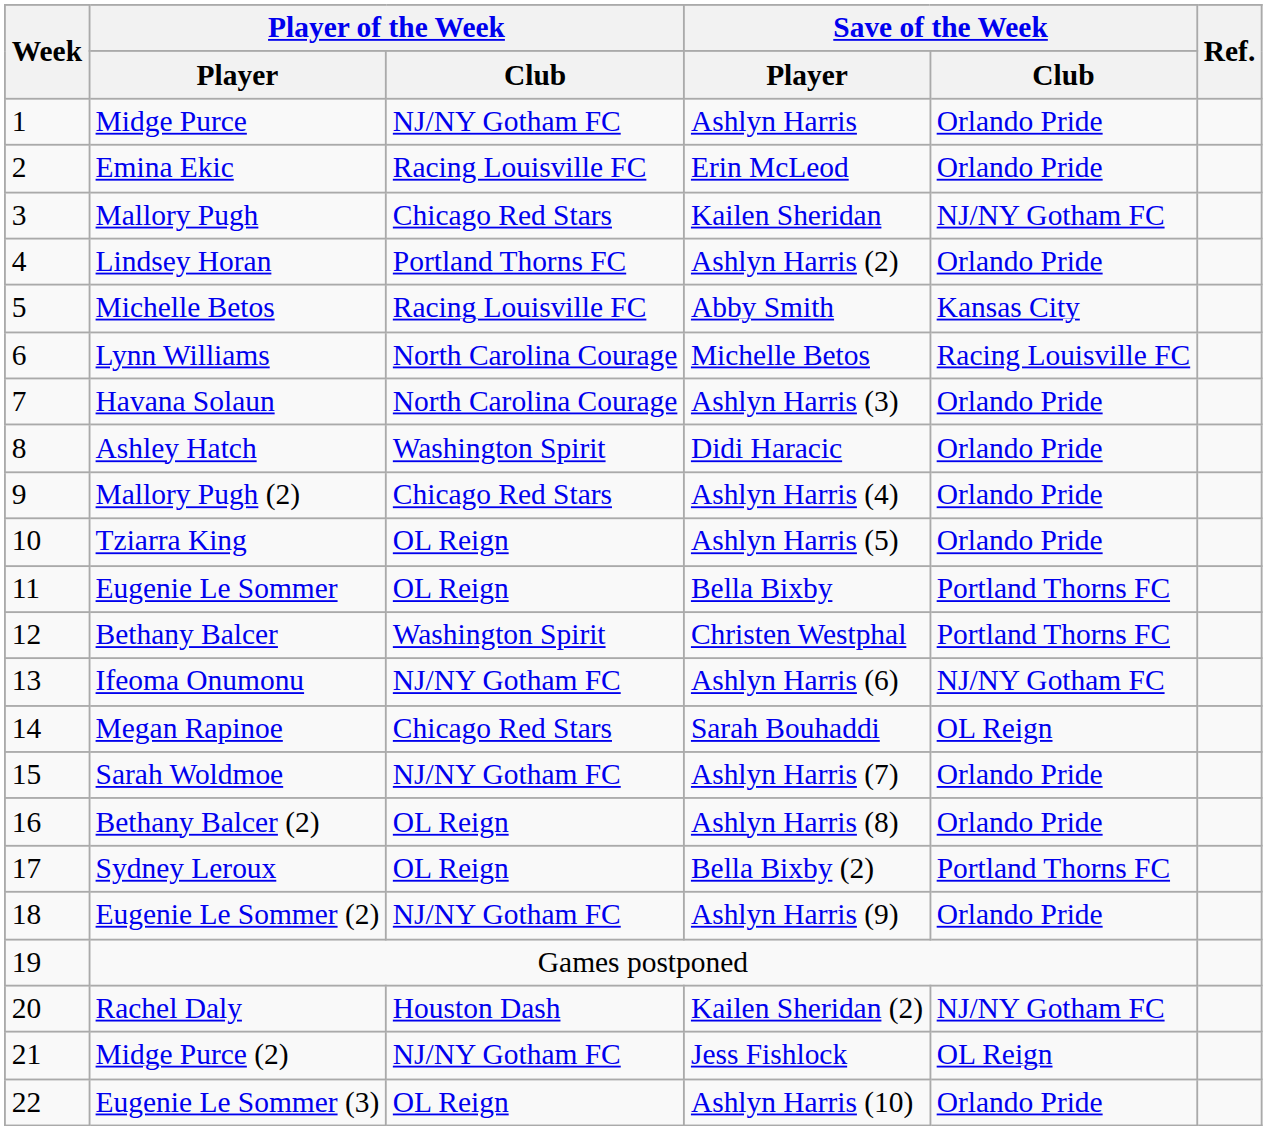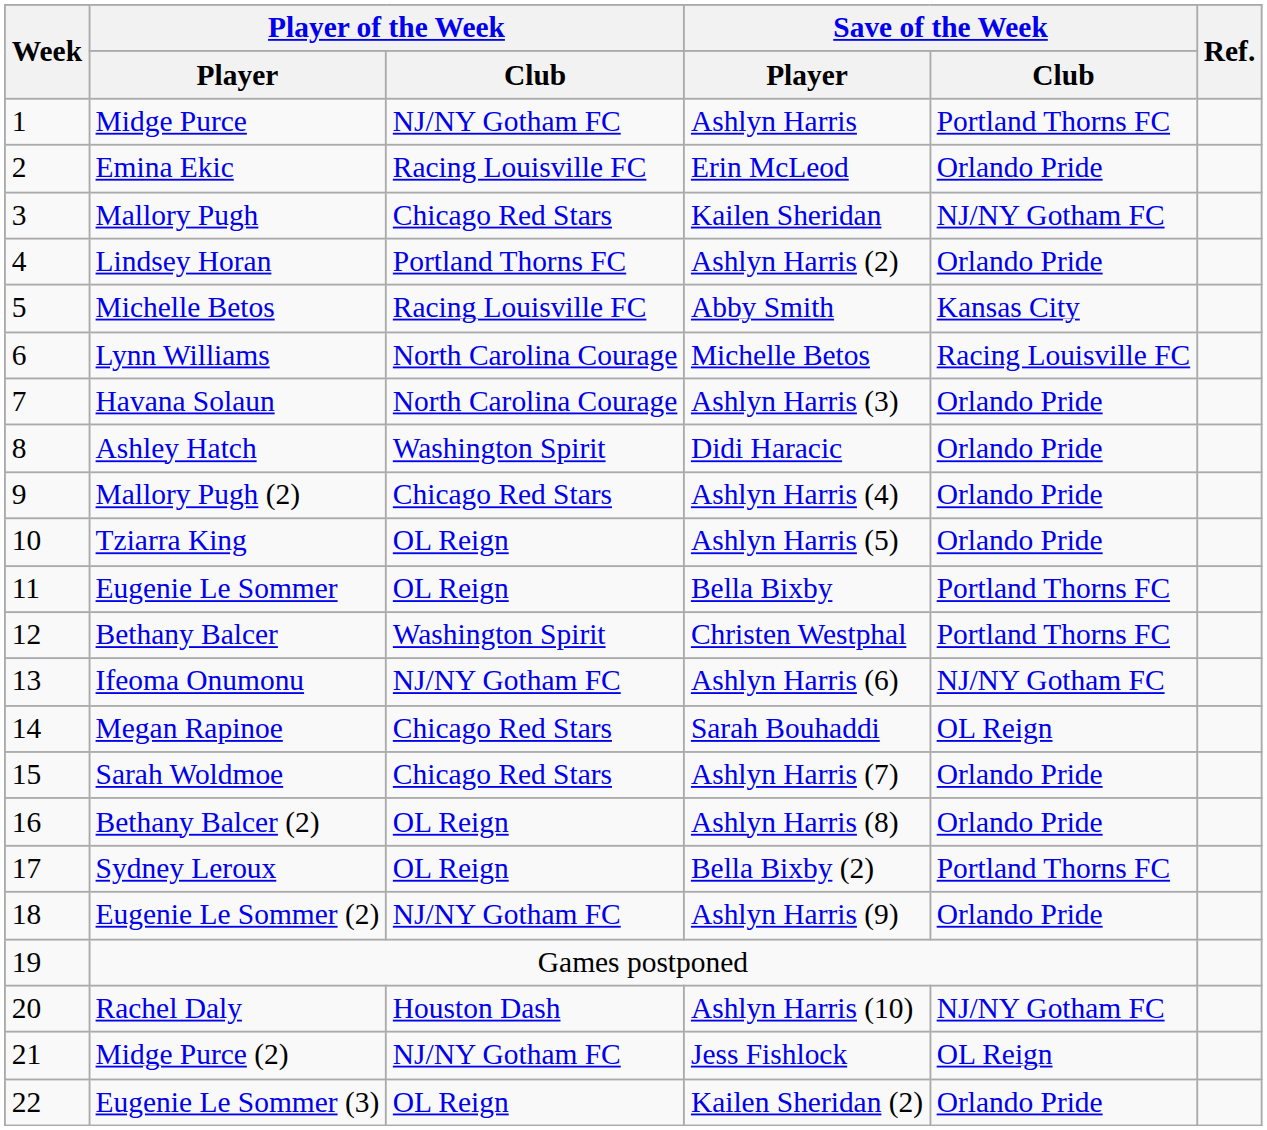(1020, 121) Orlando Pride -> (1053, 121) Portland Thorns FC
(507, 774) NJ/NY Gotham FC -> (502, 774) Chicago Red Stars
(807, 1008) Kailen Sheridan (2) -> (802, 1008) Ashlyn Harris (10)
(802, 1101) Ashlyn Harris (10) -> (807, 1101) Kailen Sheridan (2)
